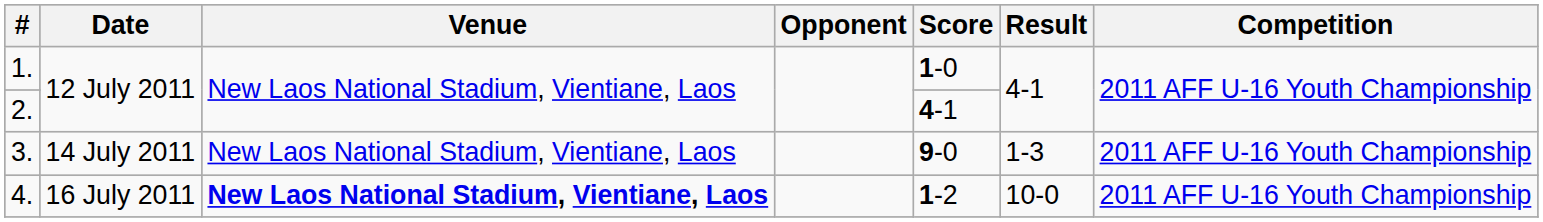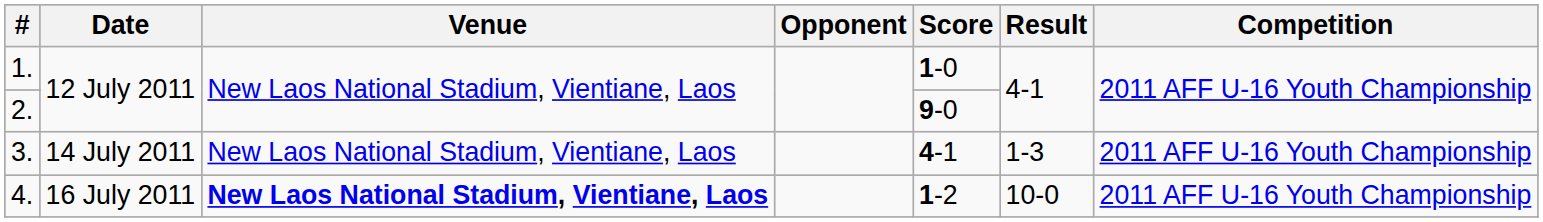(938, 110) 4-1 -> (938, 110) 9-0
(938, 152) 9-0 -> (938, 152) 4-1
